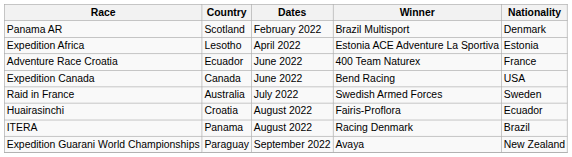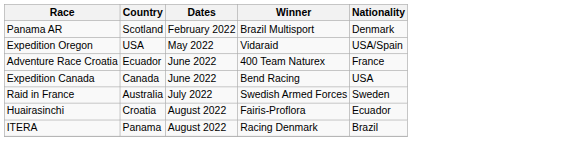- row: (45, 45)
+ row: (50, 45)
- row: (103, 144)
